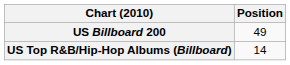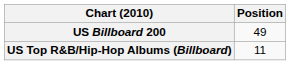(260, 50) 14 -> (260, 50) 11
